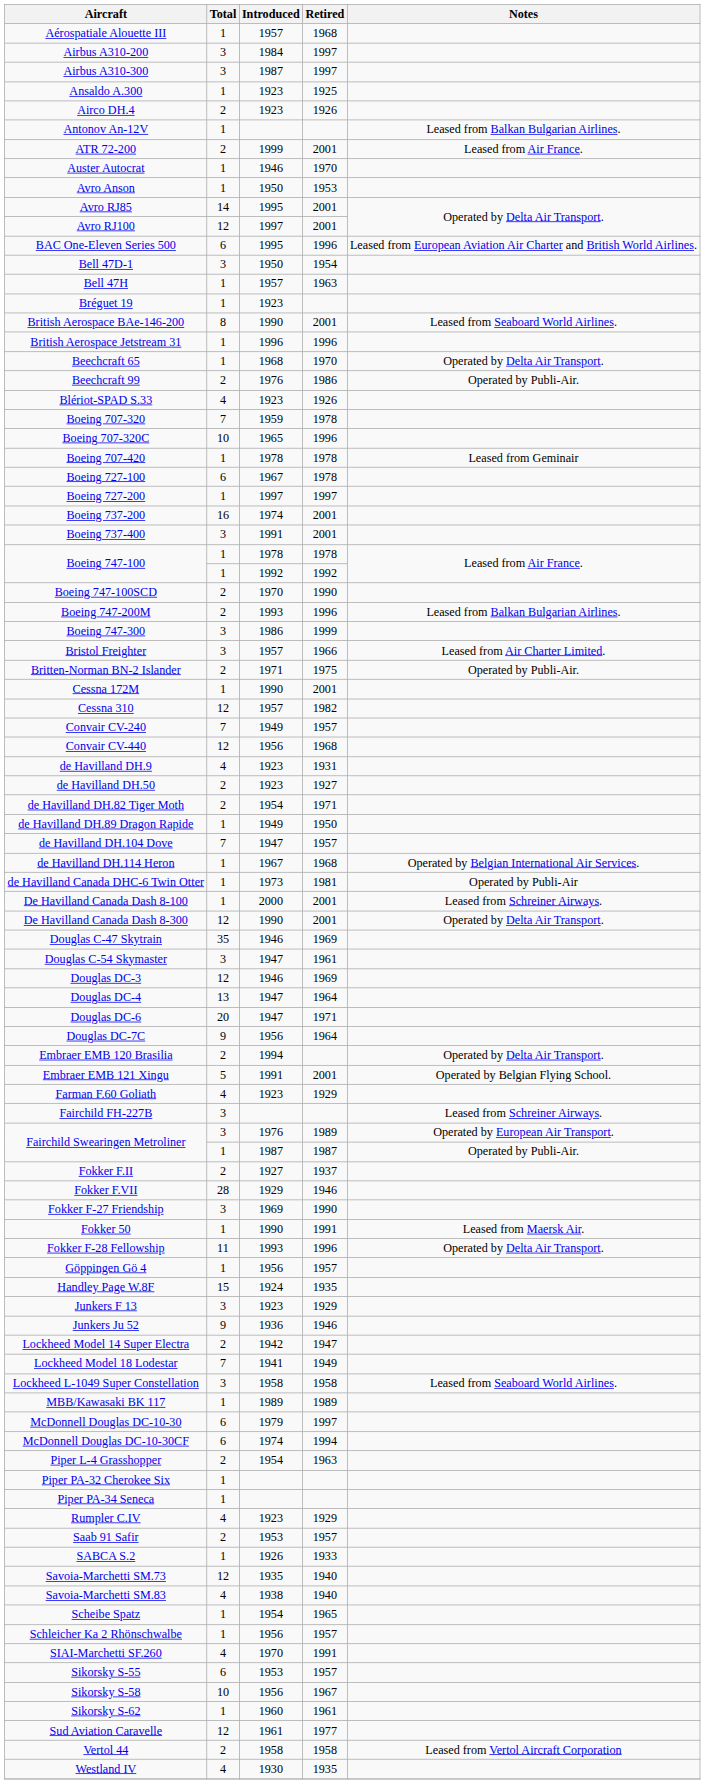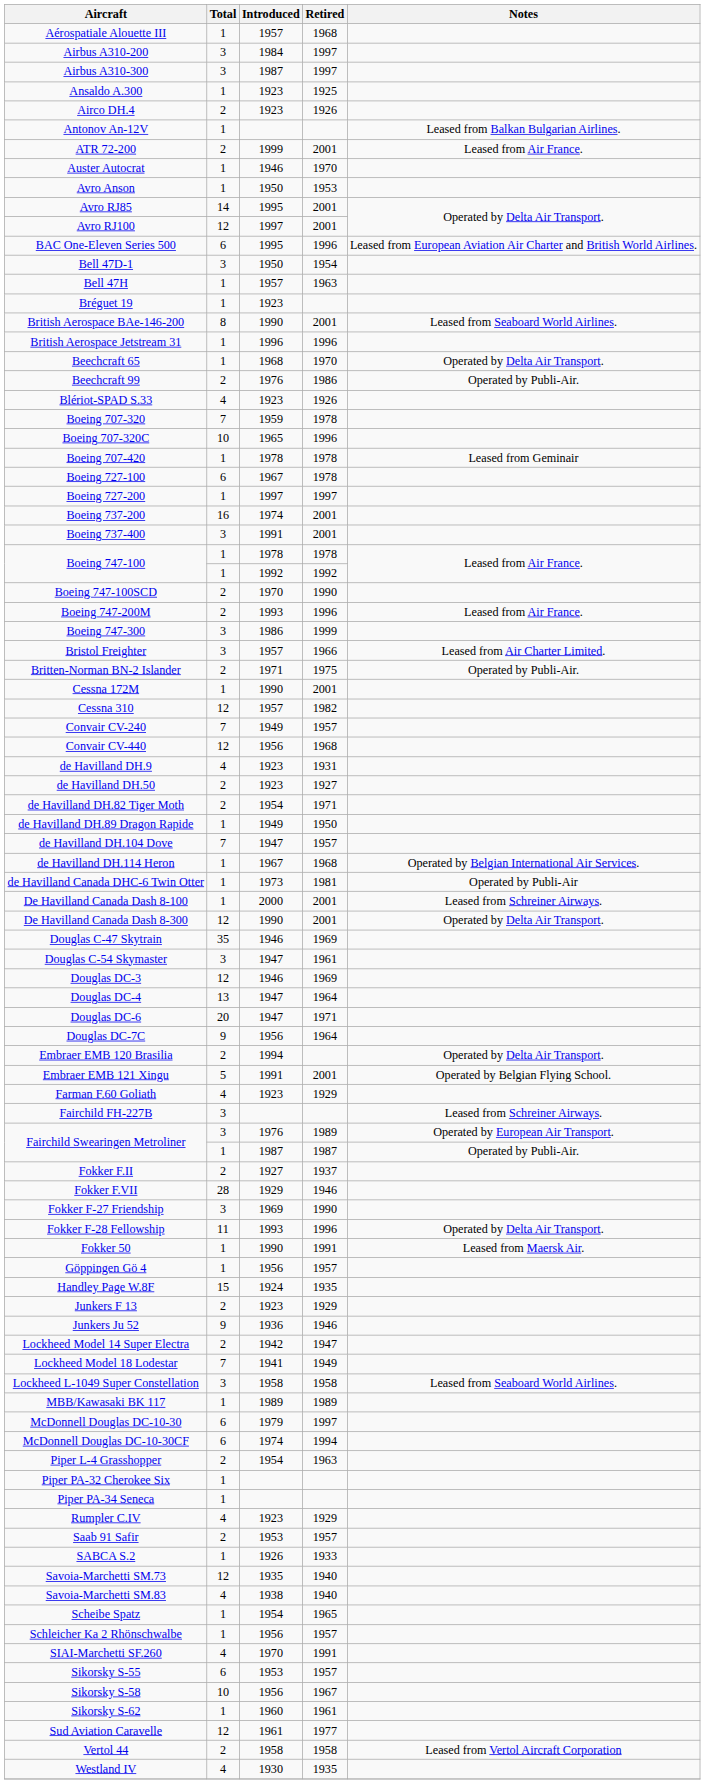(523, 611) Leased from Balkan Bulgarian Airlines. -> (523, 611) Leased from Air France.
rows swapped: (106, 1248) <-> (106, 1229)
(223, 1306) 3 -> (223, 1306) 2
